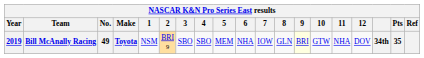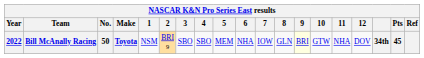(14, 42) 2019 -> (14, 42) 2022
(105, 42) 49 -> (105, 42) 50
(398, 42) 35 -> (398, 42) 45
